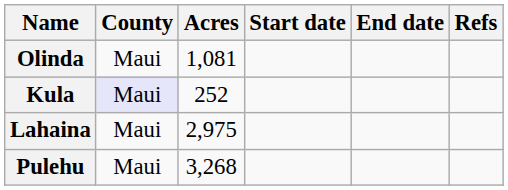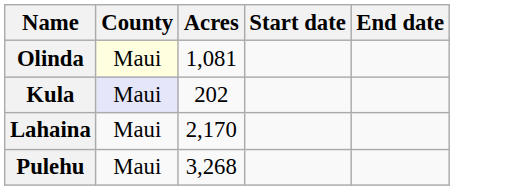- column: (476, 22)
(137, 58) no background -> (137, 58) lightyellow background
(211, 94) 252 -> (211, 94) 202
(211, 130) 2,975 -> (211, 130) 2,170
